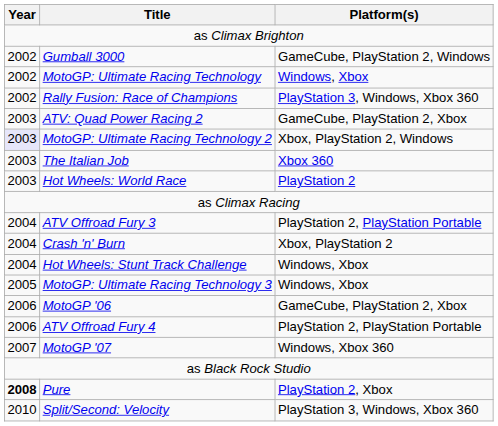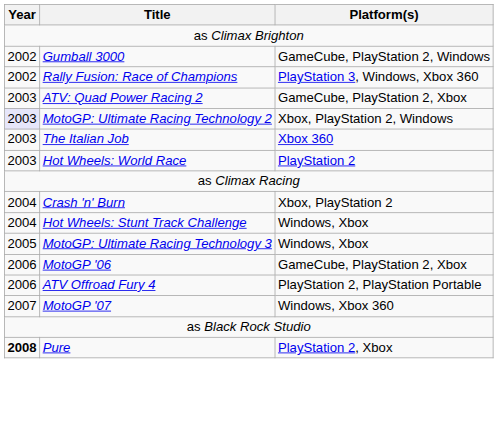- row: (152, 77)
- row: (99, 222)
- row: (106, 410)
